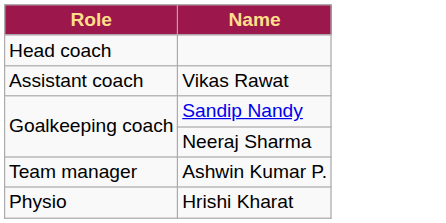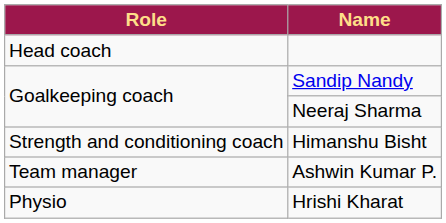- row: (235, 80)
+ row: (359, 141)
